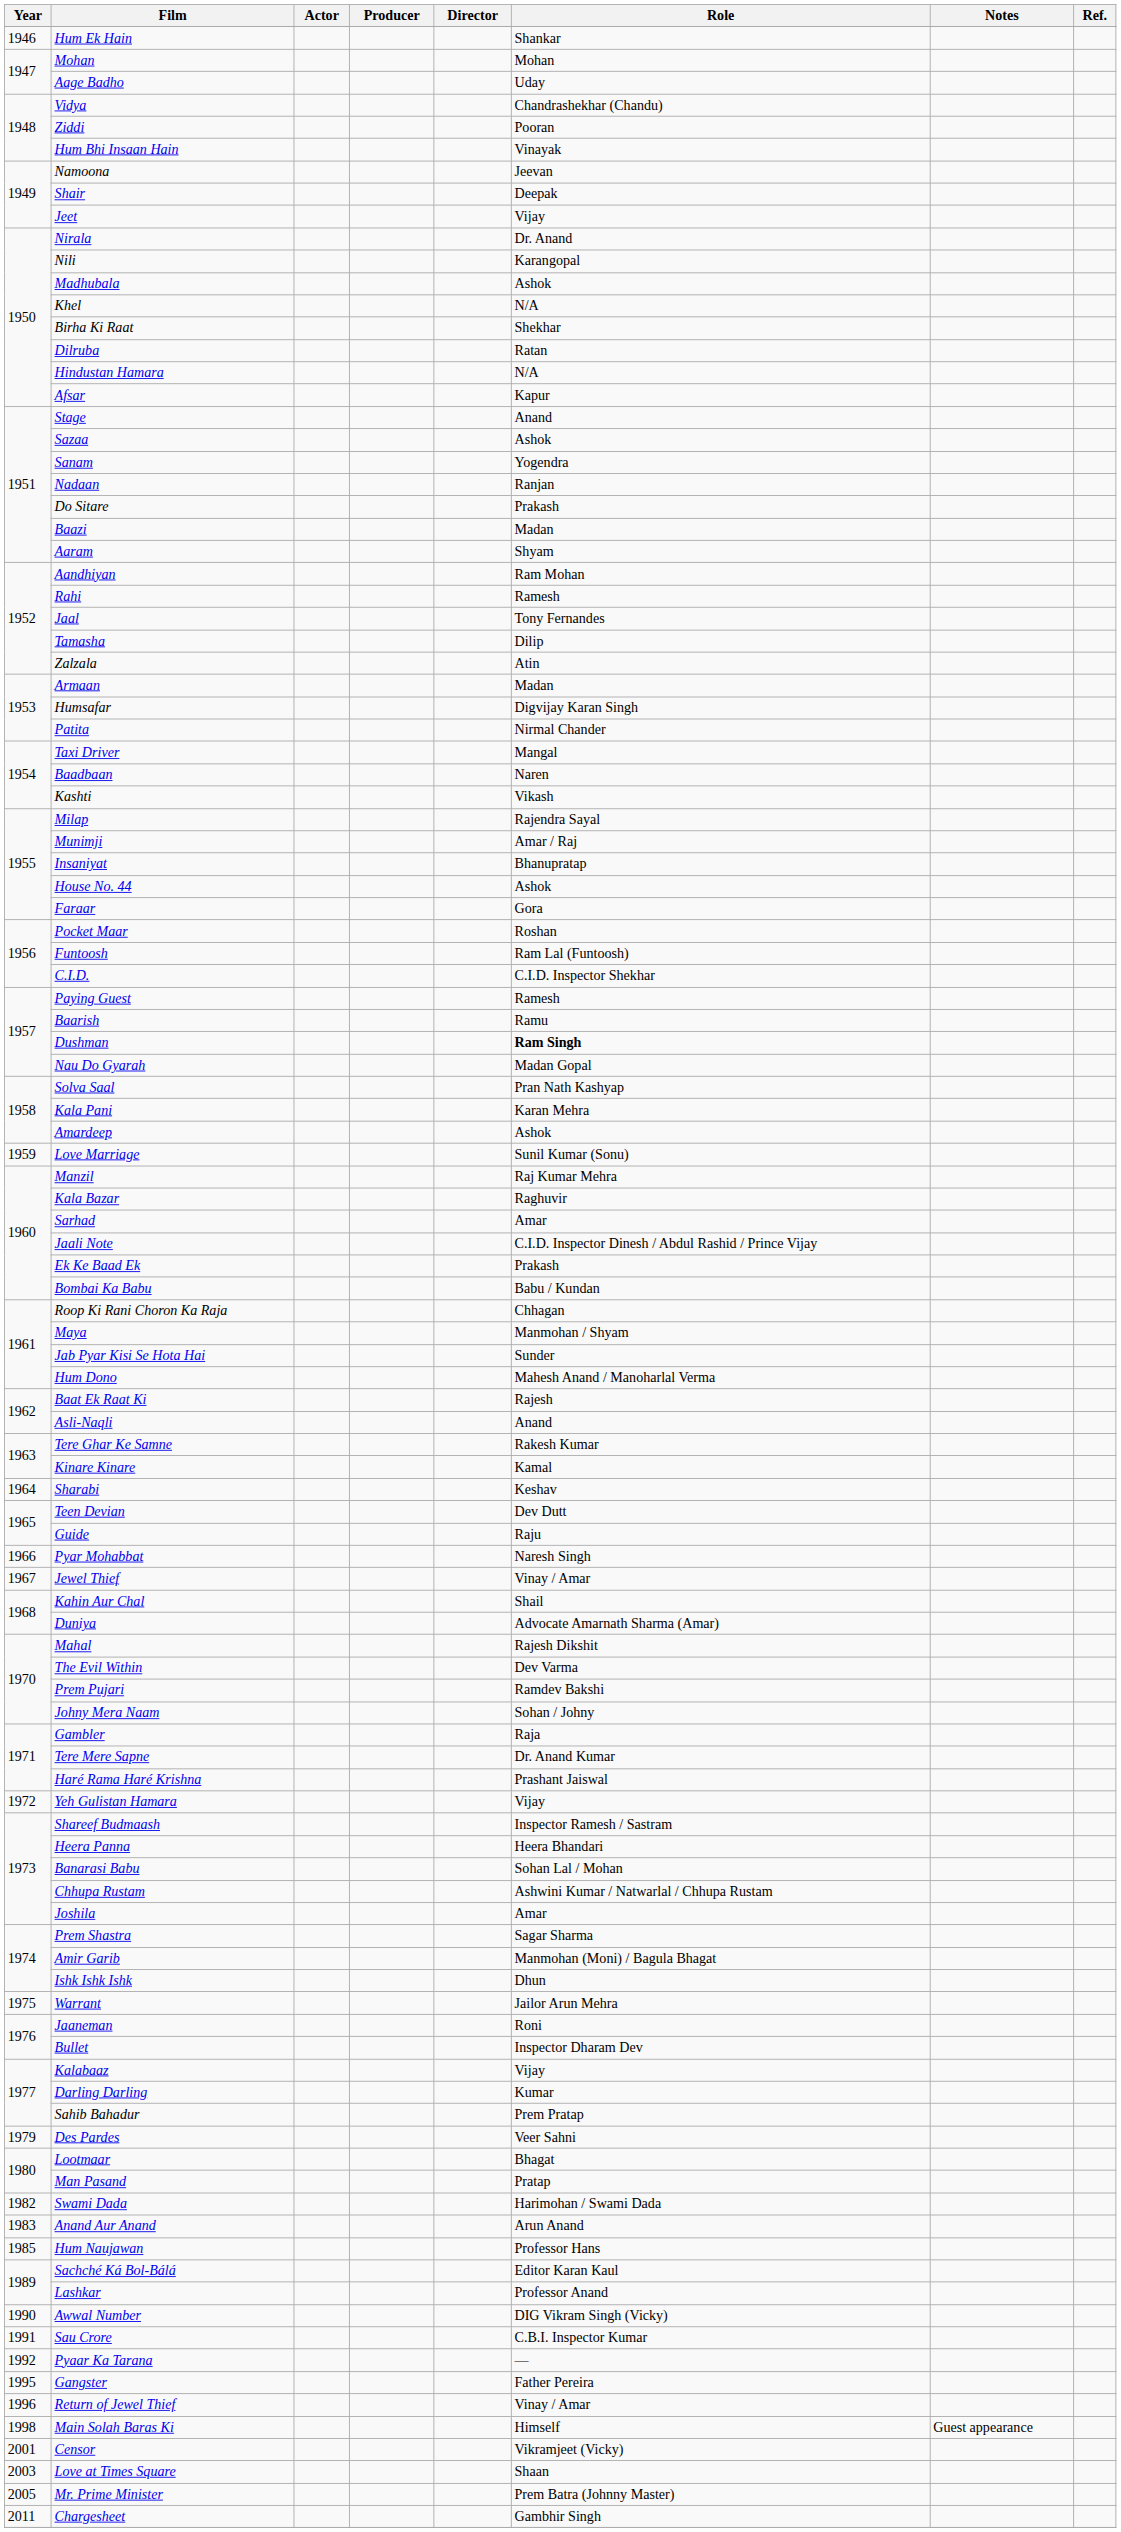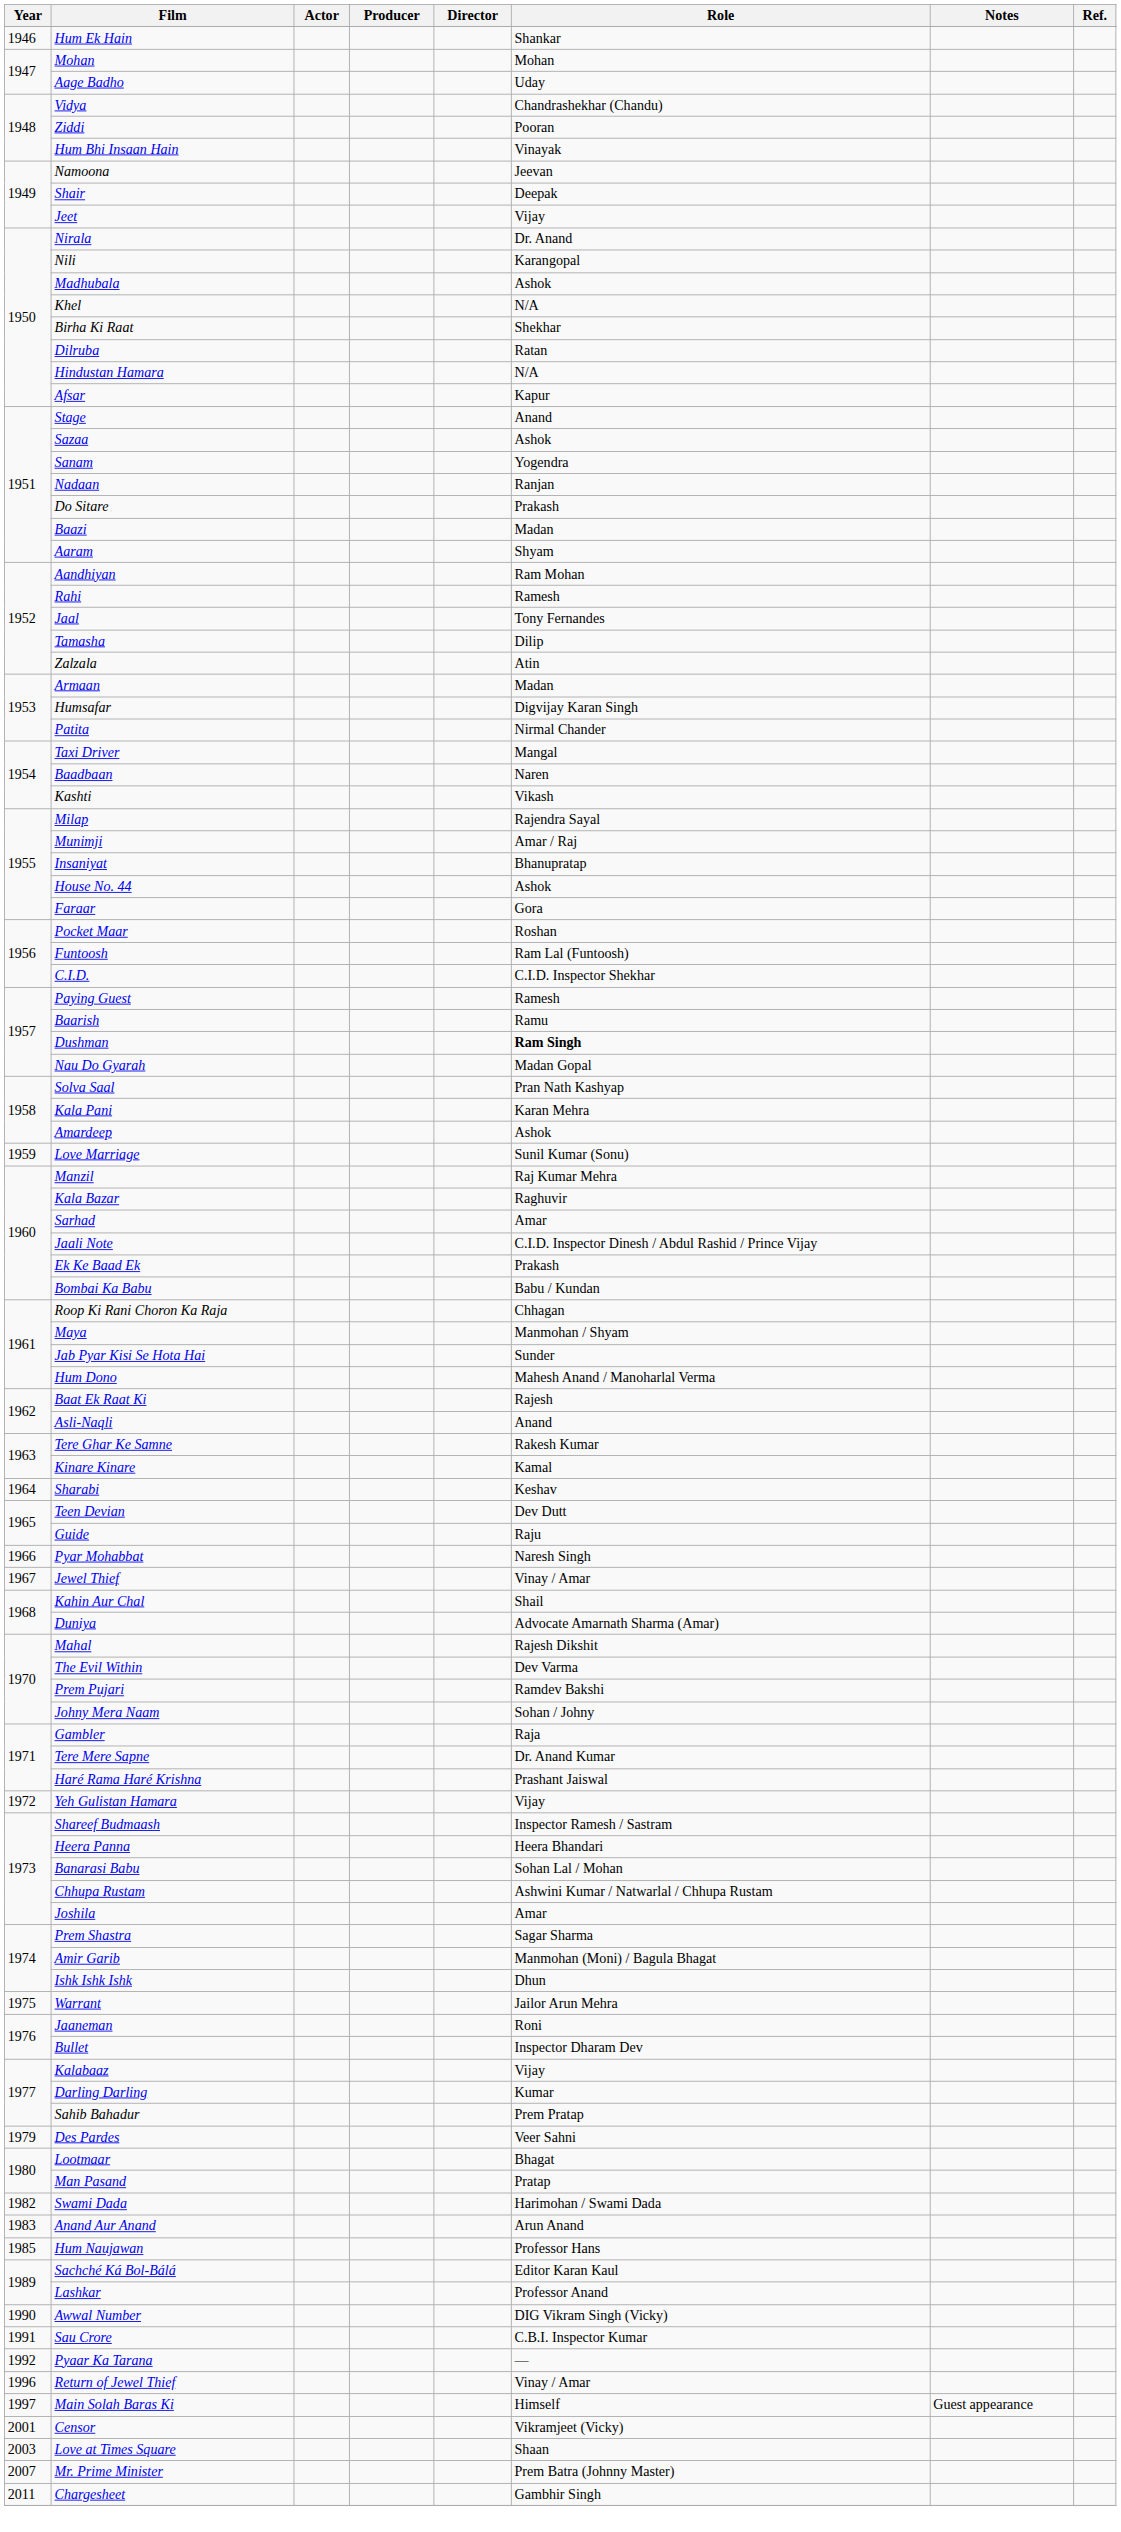- row: (81, 2382)
(22, 2427) 1998 -> (22, 2404) 1997
(22, 2494) 2005 -> (22, 2471) 2007
